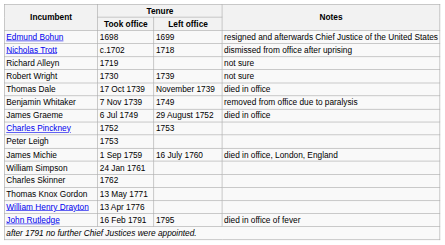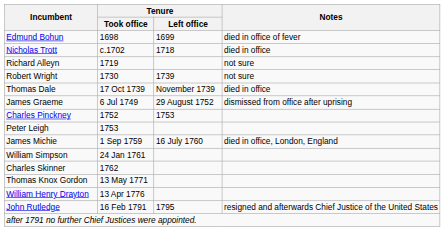(331, 37) resigned and afterwards Chief Justice of the United States -> (262, 37) died in office of fever
(288, 50) dismissed from office after uprising -> (247, 50) died in office
- row: (41, 102)
(247, 115) died in office -> (288, 102) dismissed from office after uprising
(262, 220) died in office of fever -> (331, 207) resigned and afterwards Chief Justice of the United States
